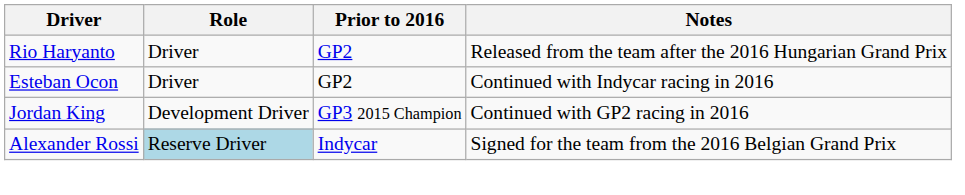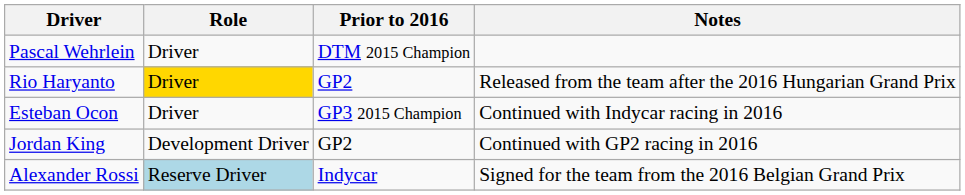+ row: (72, 50)
(173, 50) no background -> (173, 81) gold background
(335, 81) GP2 -> (390, 112) GP3 2015 Champion
(390, 112) GP3 2015 Champion -> (335, 143) GP2
